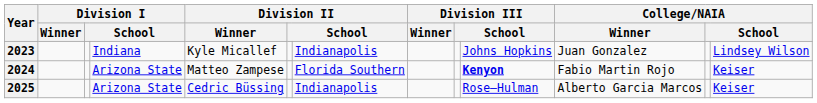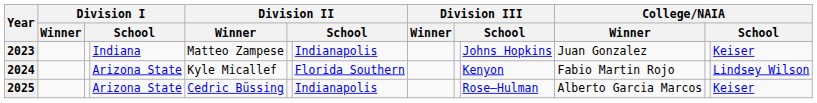(232, 51) Kyle Micallef -> (236, 51) Matteo Zampese
(761, 51) Lindsey Wilson -> (734, 51) Keiser
(236, 70) Matteo Zampese -> (232, 70) Kyle Micallef
(483, 70) bold -> (483, 70) normal
(734, 70) Keiser -> (761, 70) Lindsey Wilson
